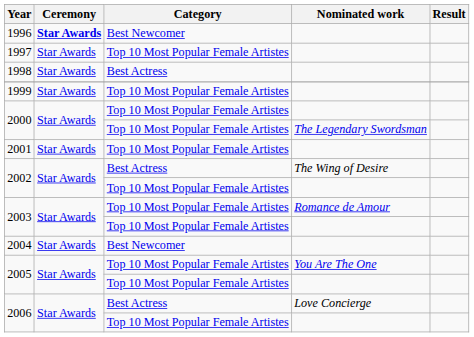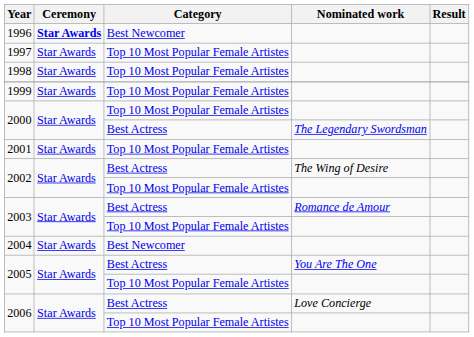(137, 71) Best Actress -> (198, 71) Top 10 Most Popular Female Artistes
(198, 129) Top 10 Most Popular Female Artistes -> (137, 129) Best Actress
(198, 206) Top 10 Most Popular Female Artistes -> (137, 206) Best Actress
(198, 264) Top 10 Most Popular Female Artistes -> (137, 264) Best Actress
